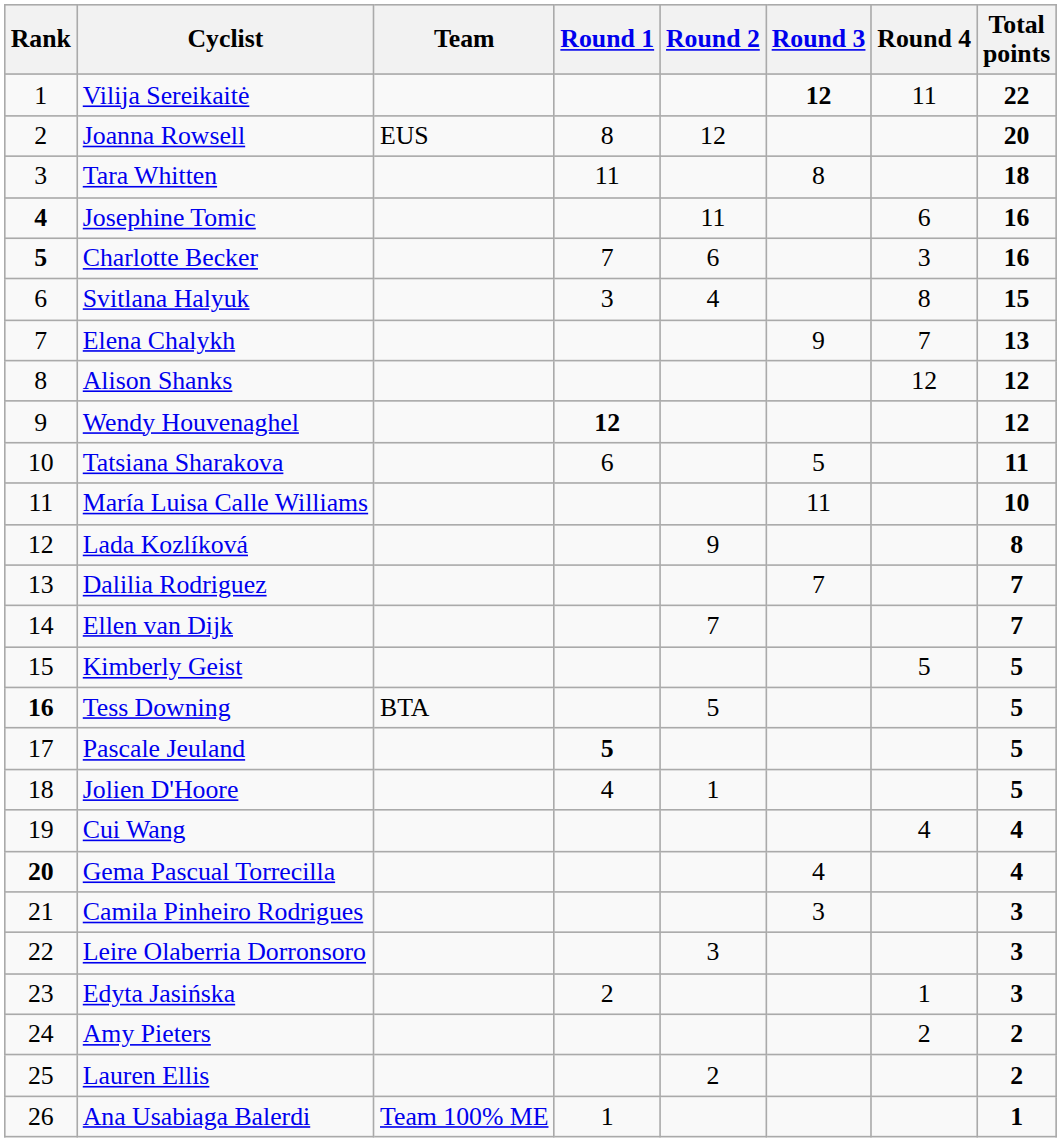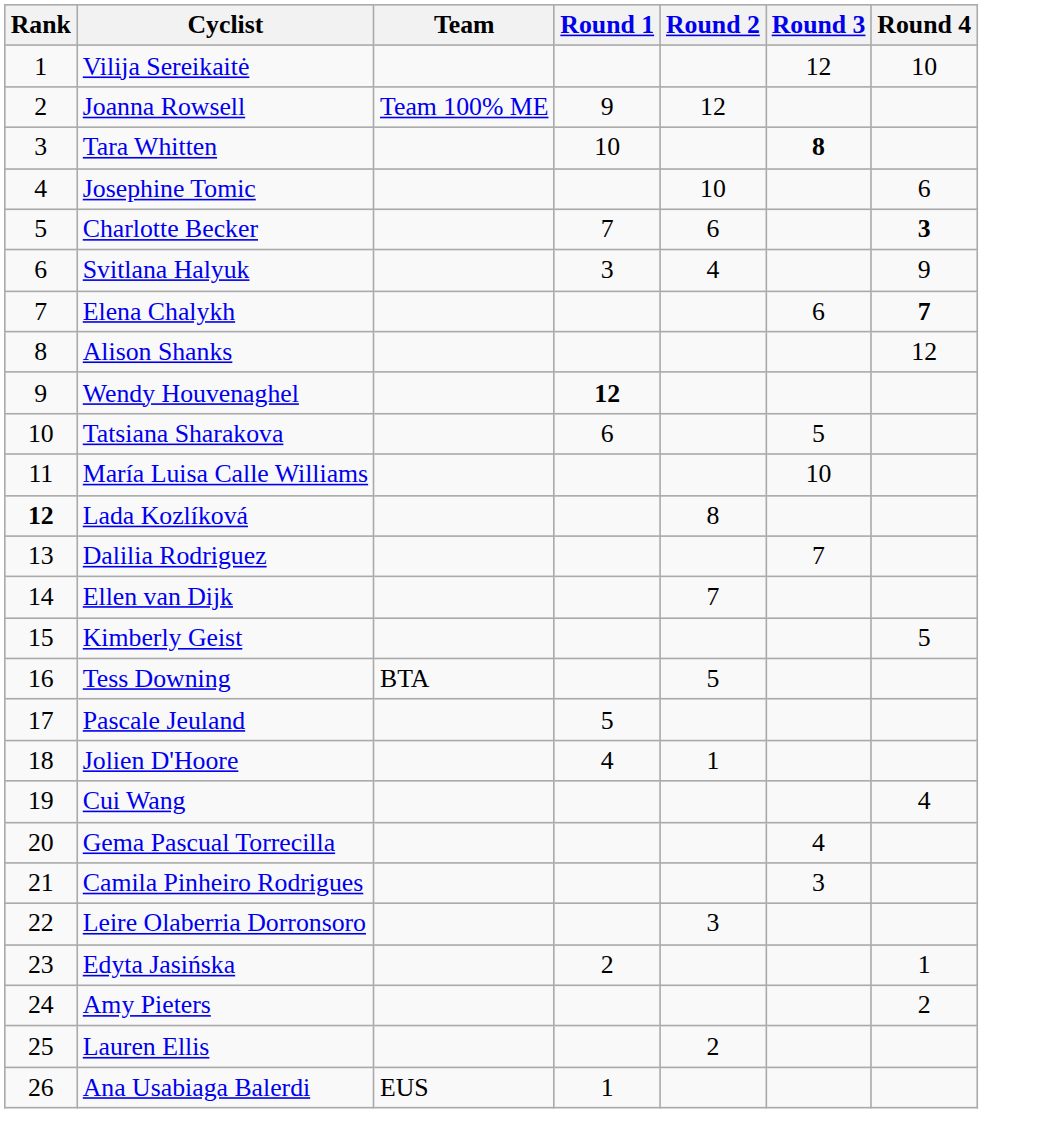- column: (1017, 39)
(819, 94) bold -> (819, 65) normal
(924, 94) 11 -> (924, 65) 10
(404, 135) EUS -> (464, 106) Team 100% ME
(607, 135) 8 -> (607, 106) 9
(607, 176) 11 -> (607, 147) 10
(819, 176) normal -> (819, 147) bold
(41, 217) bold -> (41, 188) normal
(713, 217) 11 -> (713, 188) 10
(41, 258) bold -> (41, 229) normal
(924, 258) normal -> (924, 229) bold
(924, 299) 8 -> (924, 270) 9
(819, 339) 9 -> (819, 310) 6
(924, 339) normal -> (924, 310) bold
(819, 503) 11 -> (819, 474) 10
(41, 544) normal -> (41, 515) bold
(713, 544) 9 -> (713, 515) 8
(41, 707) bold -> (41, 678) normal
(607, 748) bold -> (607, 719) normal
(41, 870) bold -> (41, 842) normal
(464, 1116) Team 100% ME -> (404, 1087) EUS
